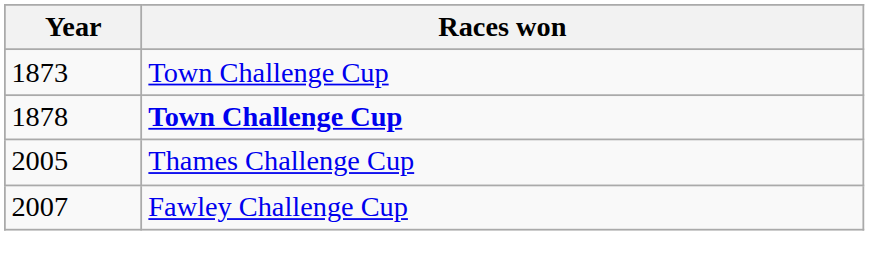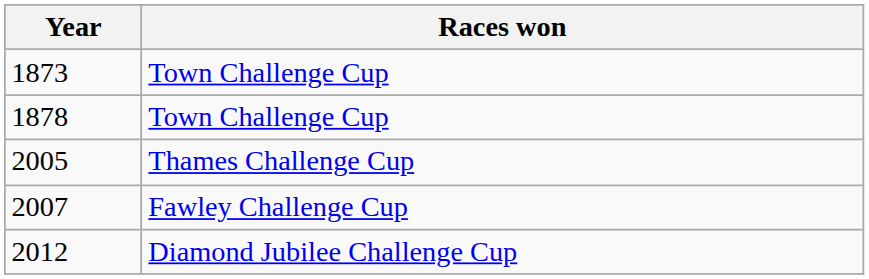(275, 116) bold -> (269, 116) normal
+ row: (40, 251)
